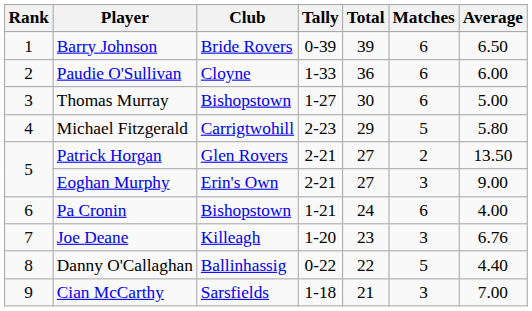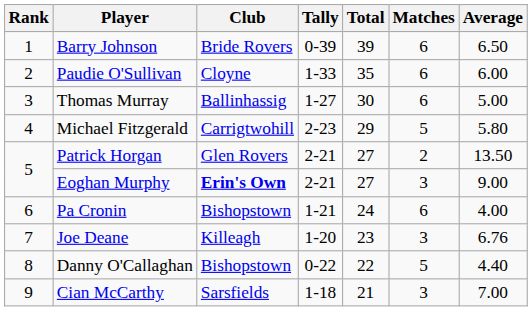(366, 73) 36 -> (366, 73) 35
(246, 100) Bishopstown -> (244, 100) Ballinhassig
(240, 182) normal -> (243, 182) bold
(244, 264) Ballinhassig -> (246, 264) Bishopstown
